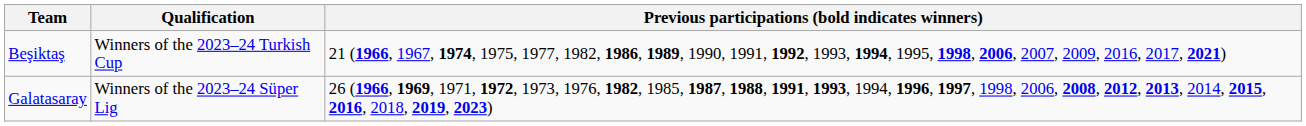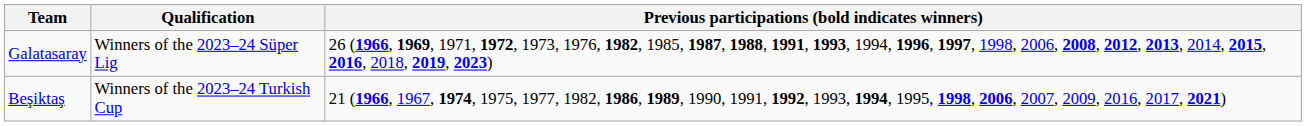rows swapped: (48, 98) <-> (37, 53)
